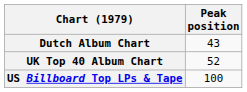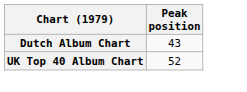- row: (95, 78)
